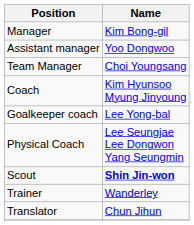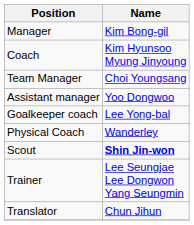rows swapped: (53, 48) <-> (23, 90)
(144, 145) Lee Seungjae Lee Dongwon Yang Seungmin -> (131, 132) Wanderley
(131, 193) Wanderley -> (144, 180) Lee Seungjae Lee Dongwon Yang Seungmin
